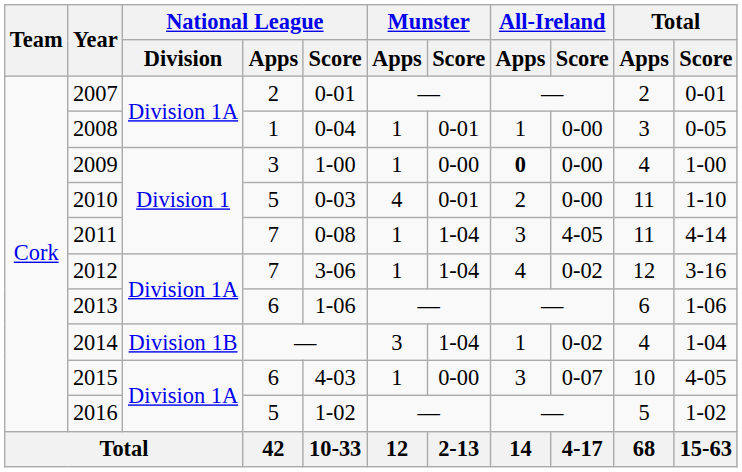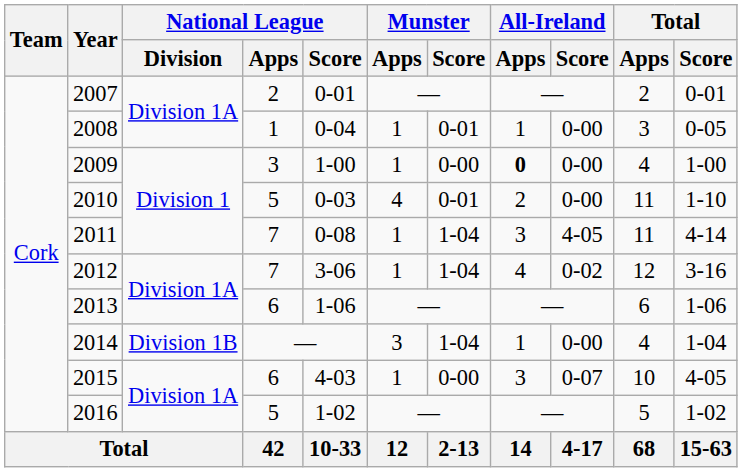(582, 341) 0-02 -> (582, 341) 0-00
